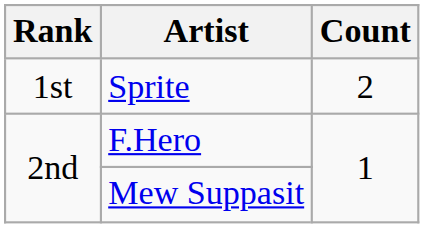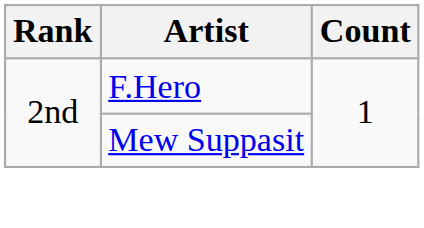- row: (149, 85)
